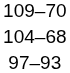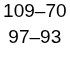- row: (35, 37)
